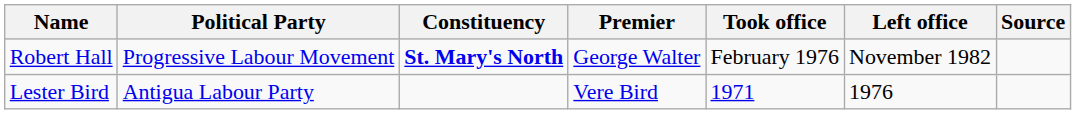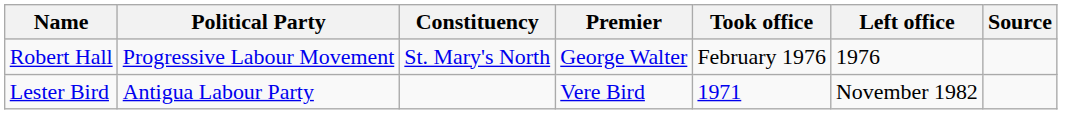(484, 56) bold -> (477, 56) normal
(920, 56) November 1982 -> (858, 56) 1976
(871, 91) 1976 -> (907, 91) November 1982
